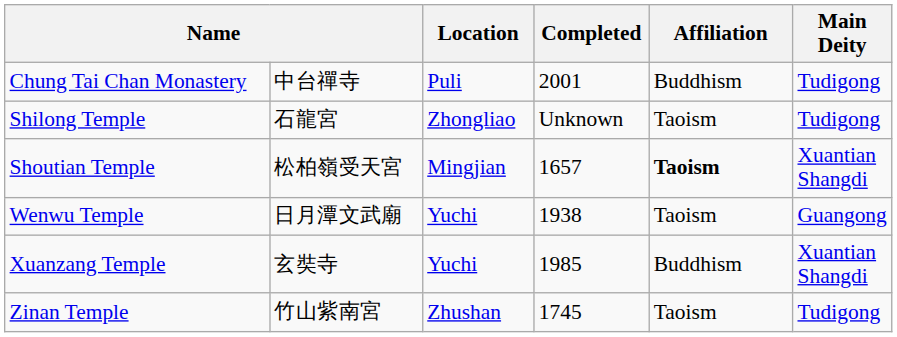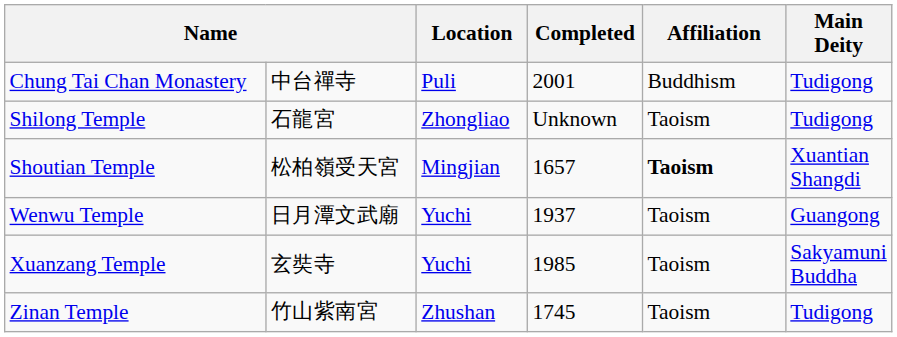(560, 215) 1938 -> (554, 215) 1937
(698, 263) Buddhism -> (679, 263) Taoism
(837, 263) Xuantian Shangdi -> (839, 263) Sakyamuni Buddha
